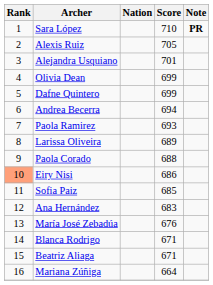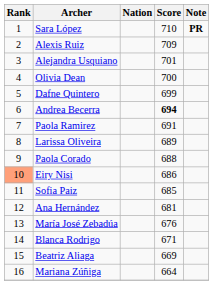(169, 45) 705 -> (169, 45) 709
(169, 77) 699 -> (169, 77) 700
(169, 110) normal -> (169, 110) bold
(169, 126) 693 -> (169, 126) 691
(169, 207) 683 -> (169, 207) 681
(169, 256) 671 -> (169, 256) 669
